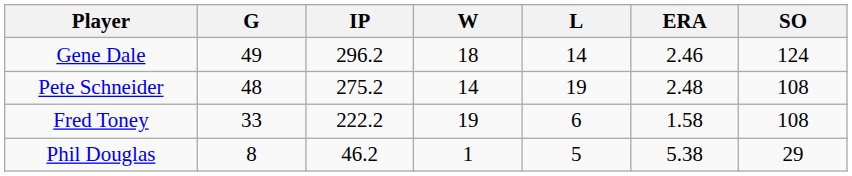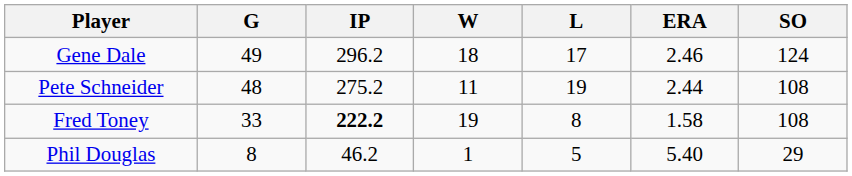(576, 54) 14 -> (576, 54) 17
(468, 87) 14 -> (468, 87) 11
(685, 87) 2.48 -> (685, 87) 2.44
(360, 120) normal -> (360, 120) bold
(576, 120) 6 -> (576, 120) 8
(685, 154) 5.38 -> (685, 154) 5.40
